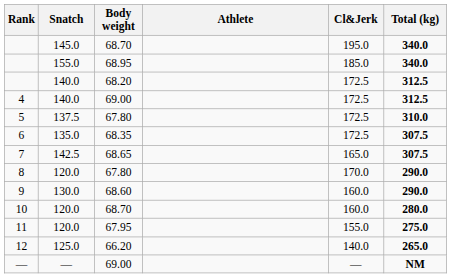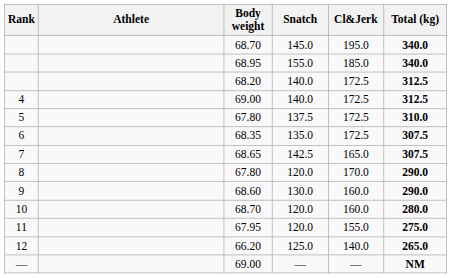columns swapped: (235, 20) <-> (66, 20)
